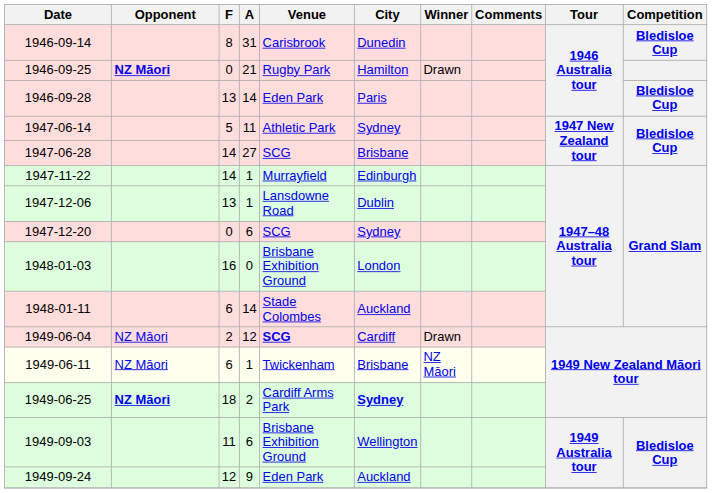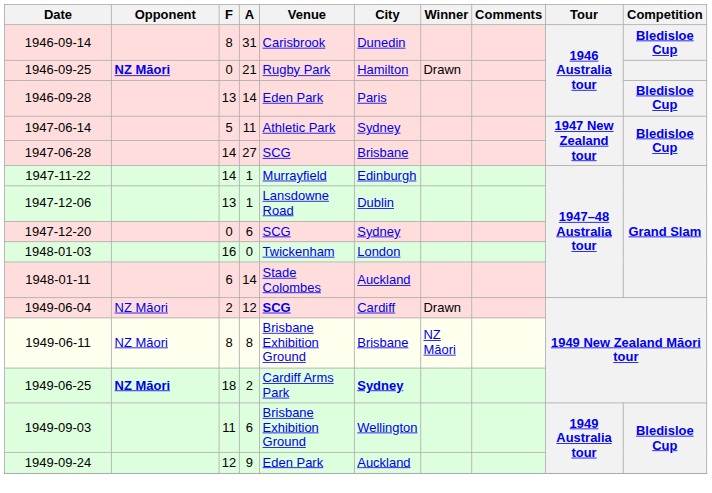(291, 266) Brisbane Exhibition Ground -> (299, 252) Twickenham
(229, 364) 6 -> (229, 342) 8
(249, 364) 1 -> (249, 342) 8
(299, 364) Twickenham -> (291, 342) Brisbane Exhibition Ground
